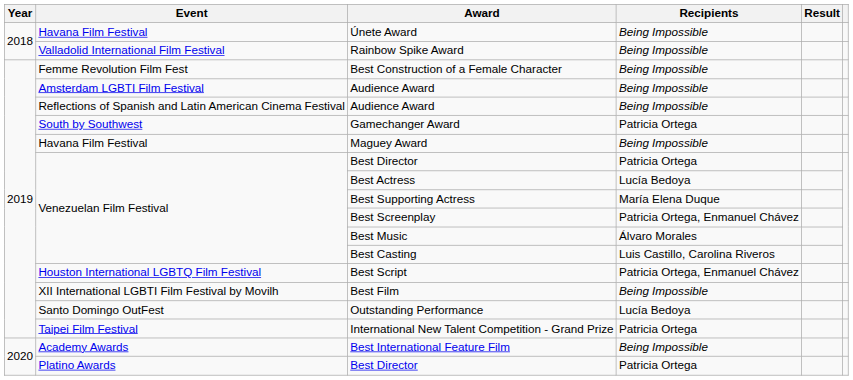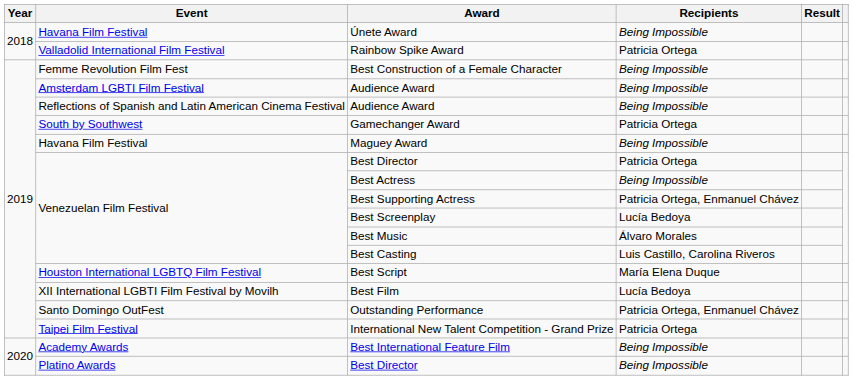(663, 50) Being Impossible -> (658, 50) Patricia Ortega
(655, 180) Lucía Bedoya -> (663, 180) Being Impossible
(669, 198) María Elena Duque -> (709, 198) Patricia Ortega, Enmanuel Chávez
(709, 217) Patricia Ortega, Enmanuel Chávez -> (655, 217) Lucía Bedoya
(709, 273) Patricia Ortega, Enmanuel Chávez -> (669, 273) María Elena Duque
(663, 291) Being Impossible -> (655, 291) Lucía Bedoya
(655, 310) Lucía Bedoya -> (709, 310) Patricia Ortega, Enmanuel Chávez
(658, 365) Patricia Ortega -> (663, 365) Being Impossible
